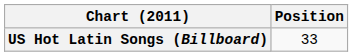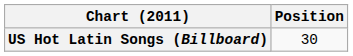(309, 40) 33 -> (309, 40) 30
